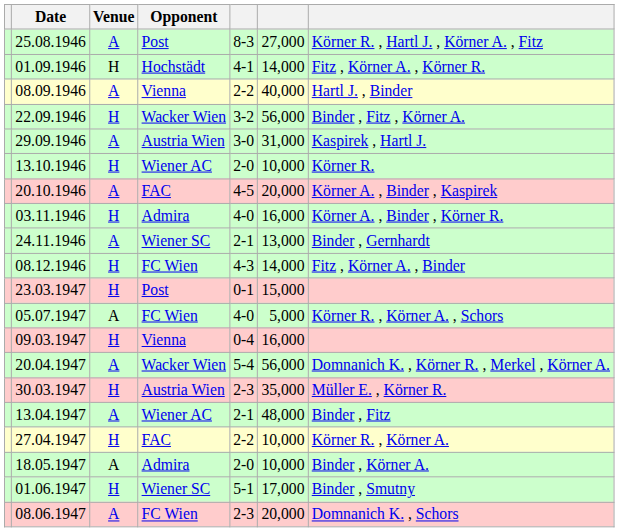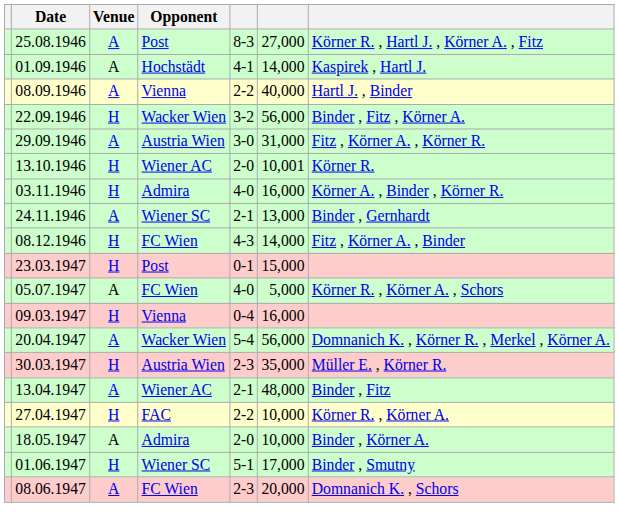(114, 66) H -> (114, 66) A
(398, 66) Fitz , Körner A. , Körner R. -> (369, 66) Kaspirek , Hartl J.
(369, 141) Kaspirek , Hartl J. -> (398, 141) Fitz , Körner A. , Körner R.
(283, 166) 10,000 -> (283, 166) 10,001
- row: (51, 191)
